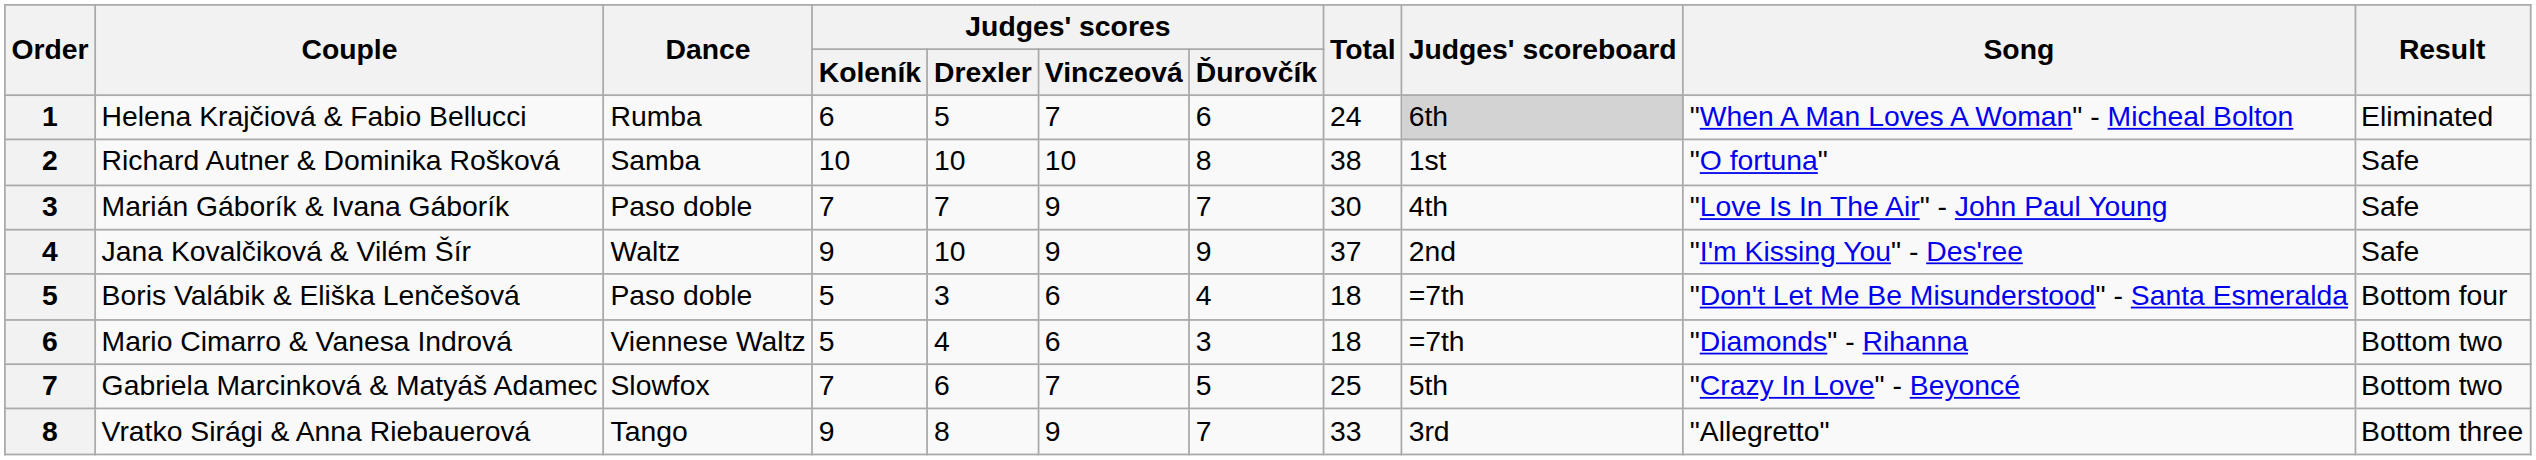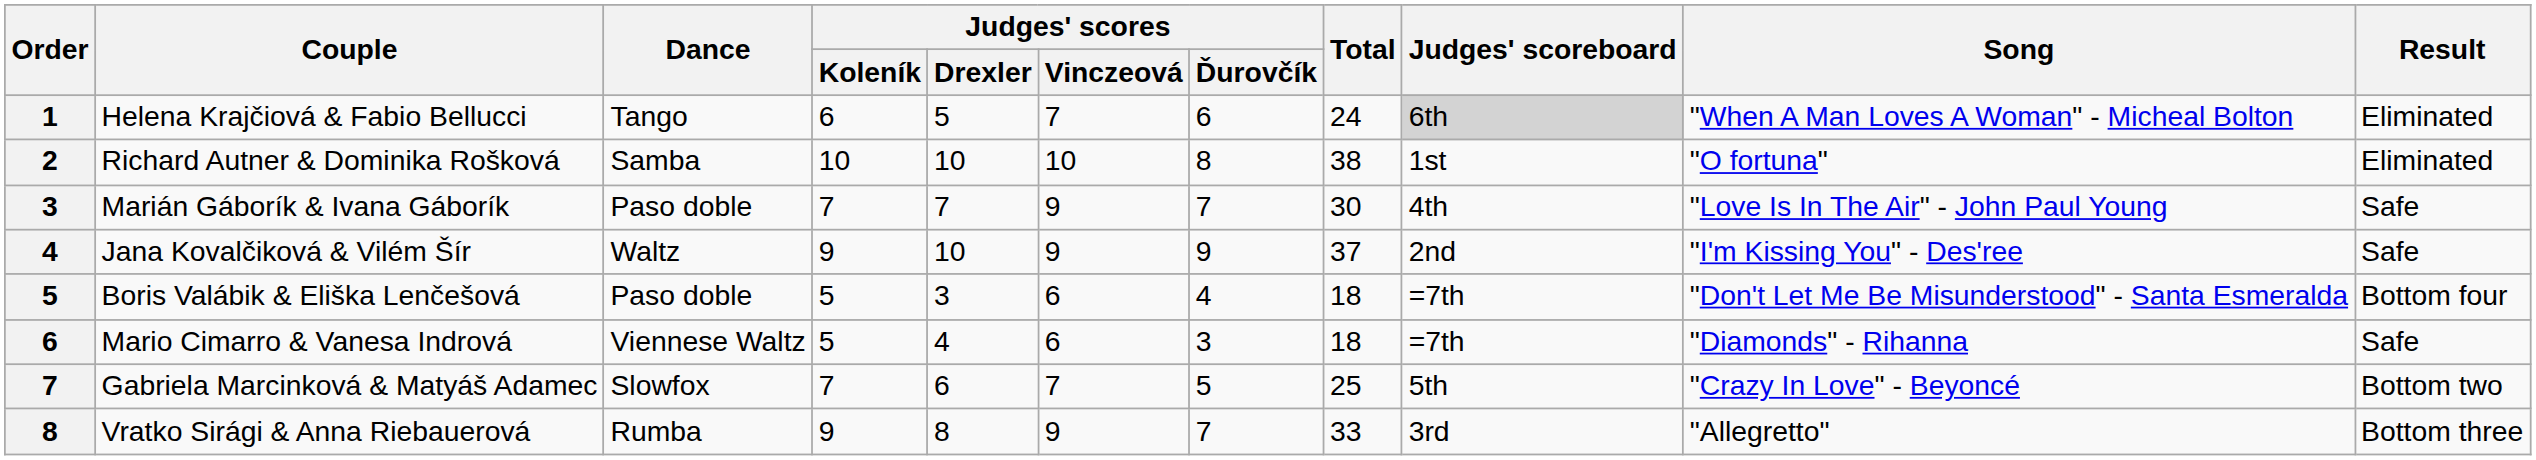(656, 116) Rumba -> (649, 116) Tango
(2390, 161) Safe -> (2427, 161) Eliminated
(2432, 341) Bottom two -> (2390, 341) Safe
(649, 431) Tango -> (656, 431) Rumba
